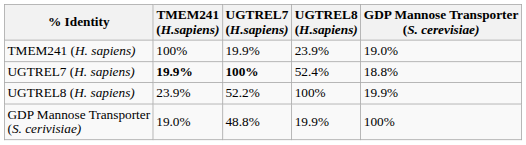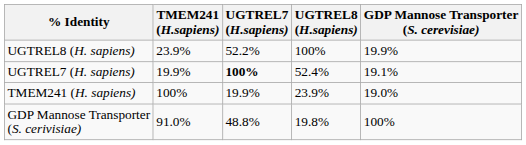rows swapped: (71, 51) <-> (71, 93)
(175, 72) bold -> (173, 72) normal
(381, 72) 18.8% -> (381, 72) 19.1%
(173, 121) 19.0% -> (173, 121) 91.0%
(312, 121) 19.9% -> (312, 121) 19.8%
